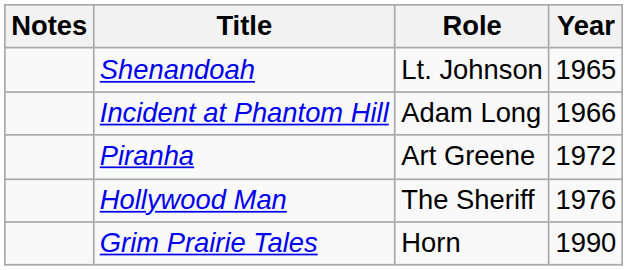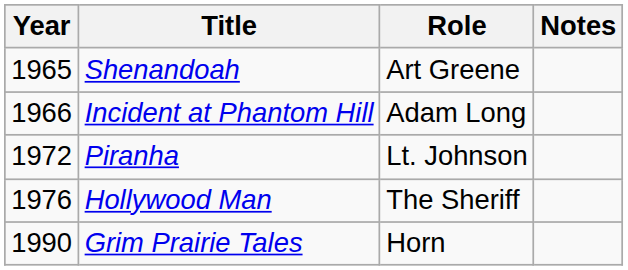columns swapped: (586, 26) <-> (49, 26)
(472, 69) Lt. Johnson -> (453, 69) Art Greene
(468, 156) Art Greene -> (457, 156) Lt. Johnson
